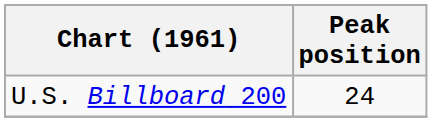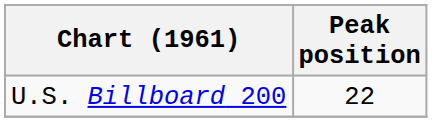(360, 97) 24 -> (360, 97) 22
